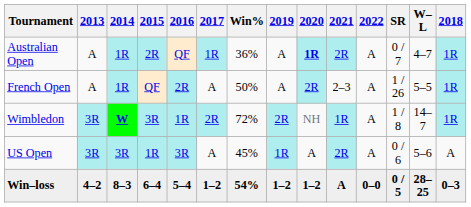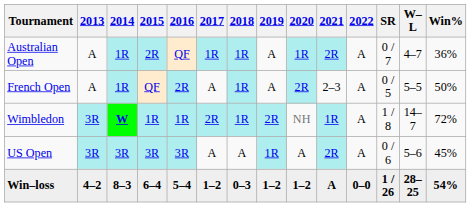columns swapped: (451, 20) <-> (247, 20)
(312, 53) bold -> (302, 53) normal
(398, 86) 1 / 26 -> (388, 86) 0 / 5
(152, 119) 3R -> (152, 119) 1R
(152, 152) 1R -> (152, 152) 3R
(398, 185) 0 / 5 -> (388, 185) 1 / 26
